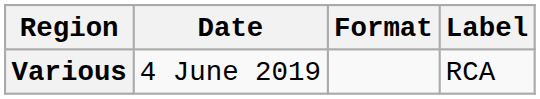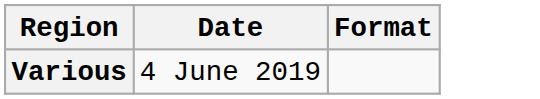- column: (487, 27)
